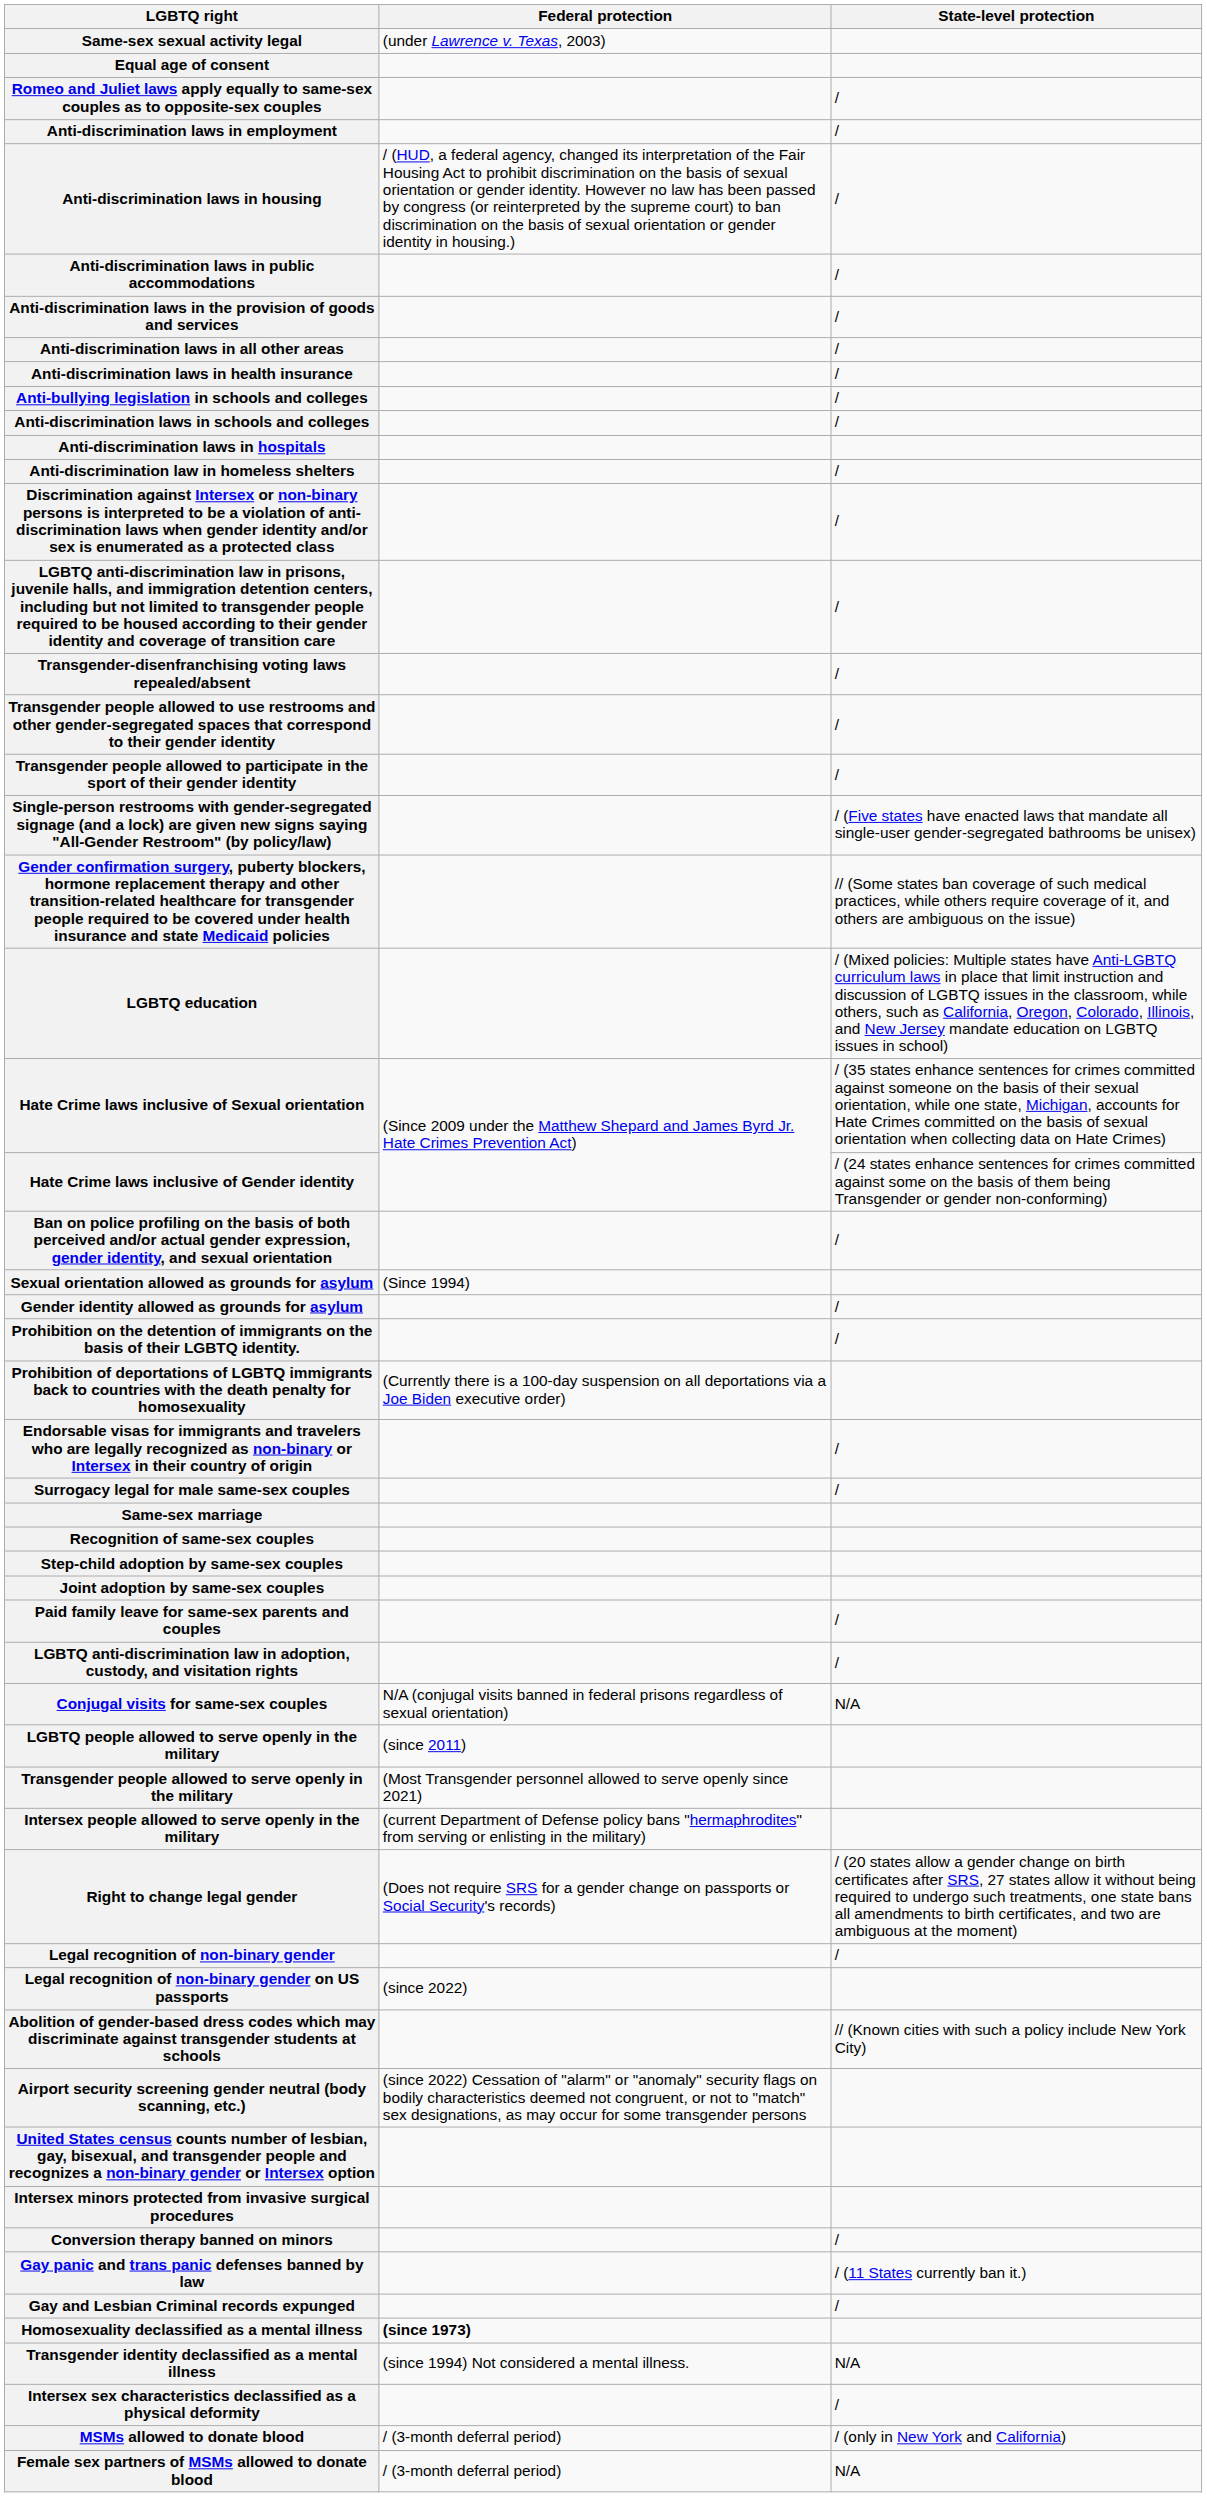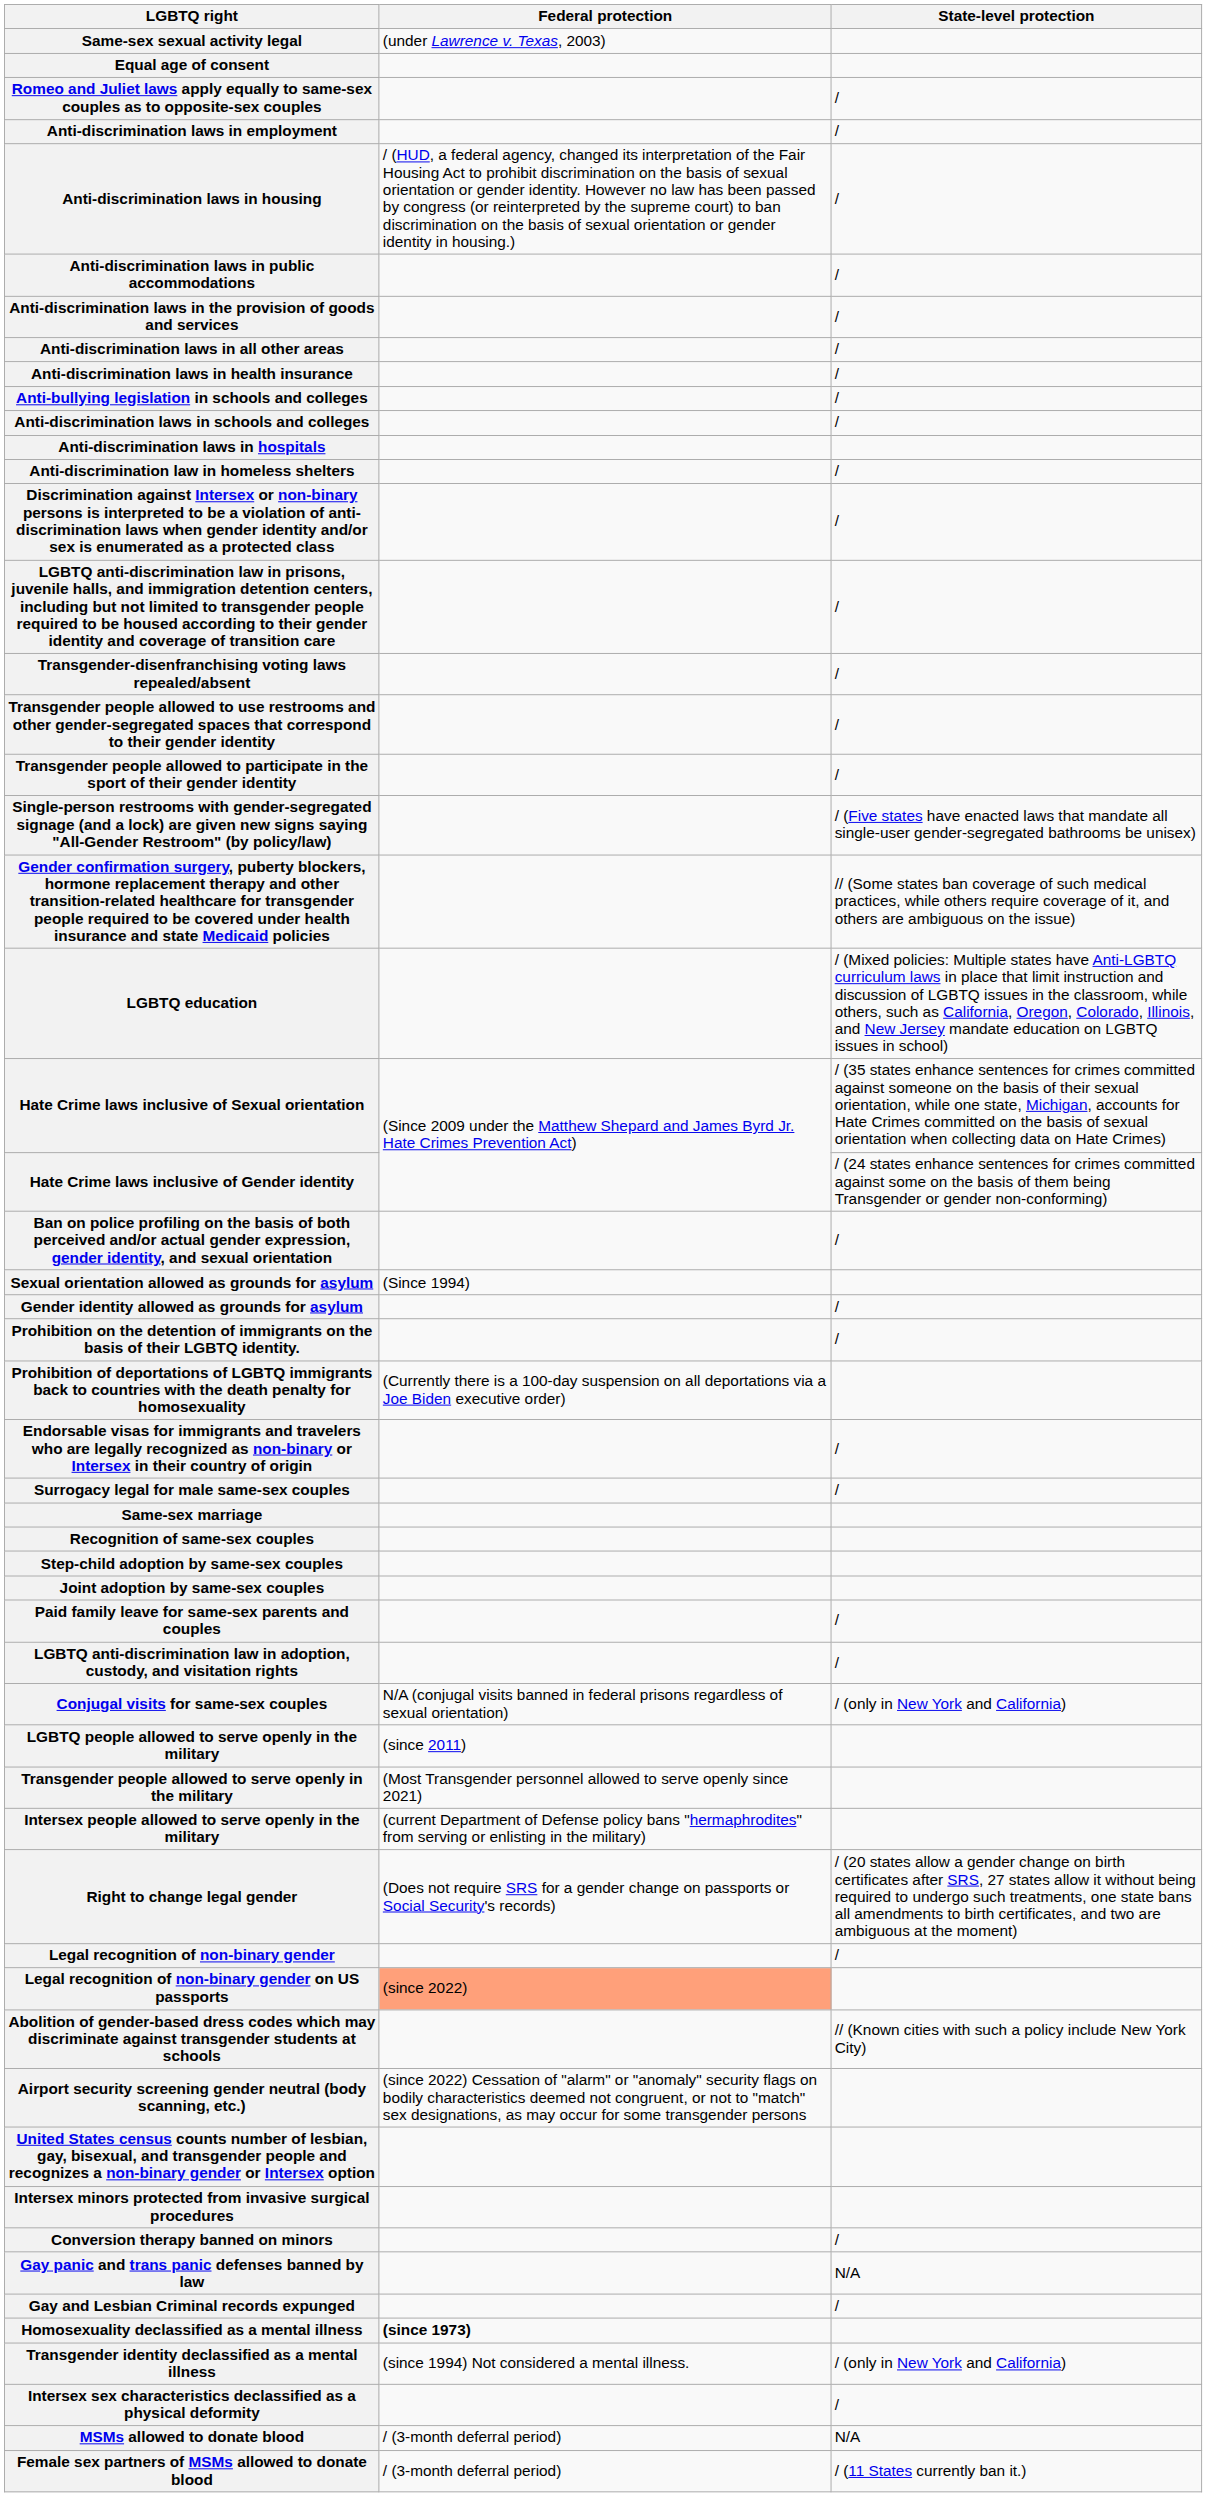(847, 1704) N/A -> (950, 1704) / (only in New York and California)
(425, 1988) no background -> (425, 1988) lightsalmon background
(931, 2273) / (11 States currently ban it.) -> (847, 2273) N/A
(847, 2363) N/A -> (950, 2363) / (only in New York and California)
(950, 2438) / (only in New York and California) -> (847, 2438) N/A
(847, 2471) N/A -> (931, 2471) / (11 States currently ban it.)
